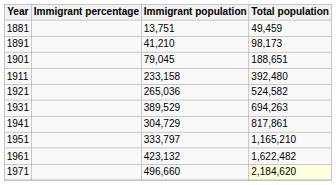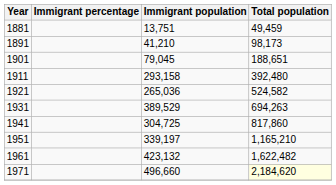(162, 76) 233,158 -> (162, 76) 293,158
(162, 124) 304,729 -> (162, 124) 304,725
(270, 124) 817,861 -> (270, 124) 817,860
(162, 140) 333,797 -> (162, 140) 339,197
